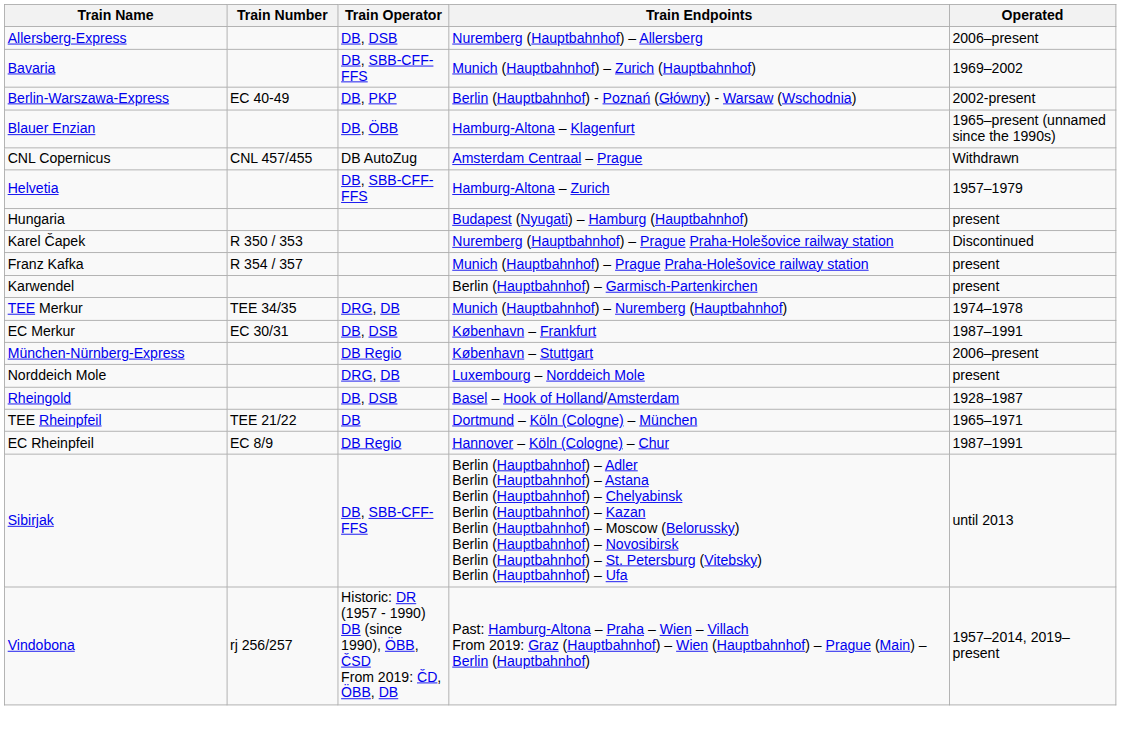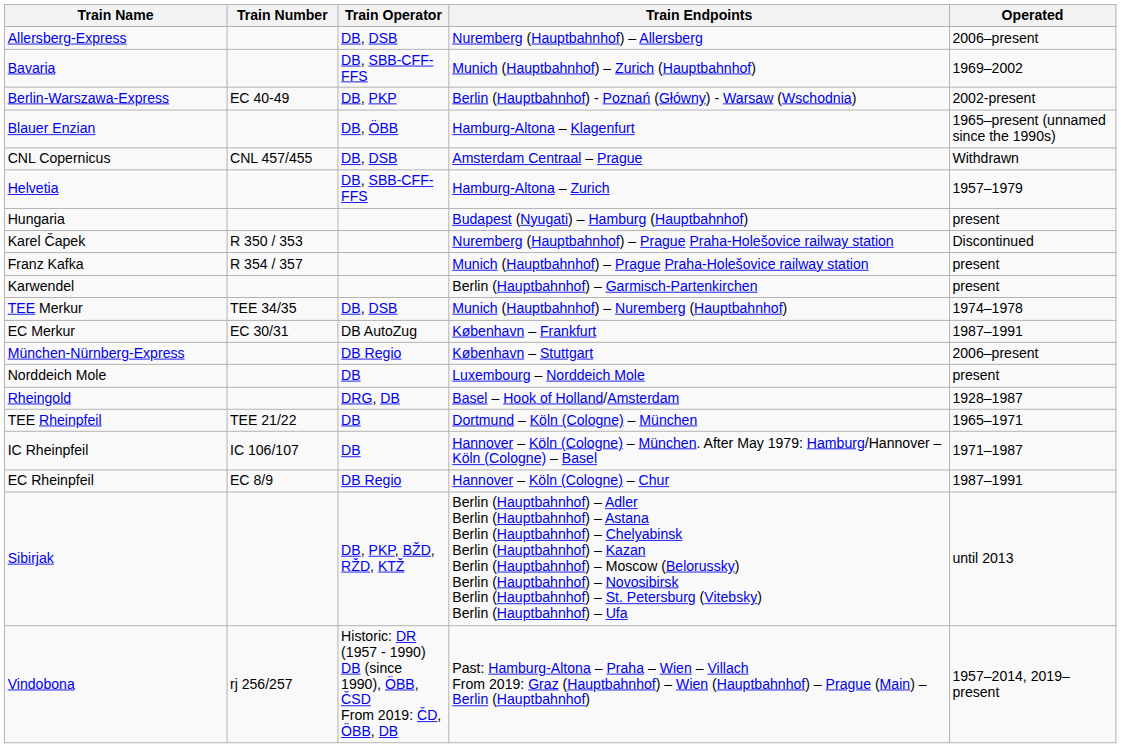(379, 158) DB AutoZug -> (369, 158) DB, DSB
(370, 308) DRG, DB -> (369, 308) DB, DSB
(369, 331) DB, DSB -> (379, 331) DB AutoZug
(370, 375) DRG, DB -> (351, 375) DB
(369, 398) DB, DSB -> (370, 398) DRG, DB
+ row: (48, 450)
(387, 520) DB, SBB-CFF-FFS -> (388, 558) DB, PKP, BŽD, RŽD, KTŽ
